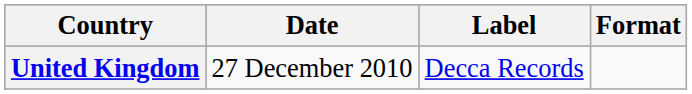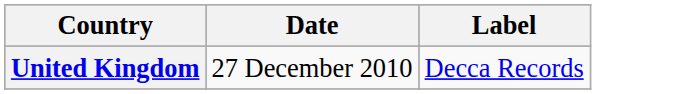- column: (638, 25)
